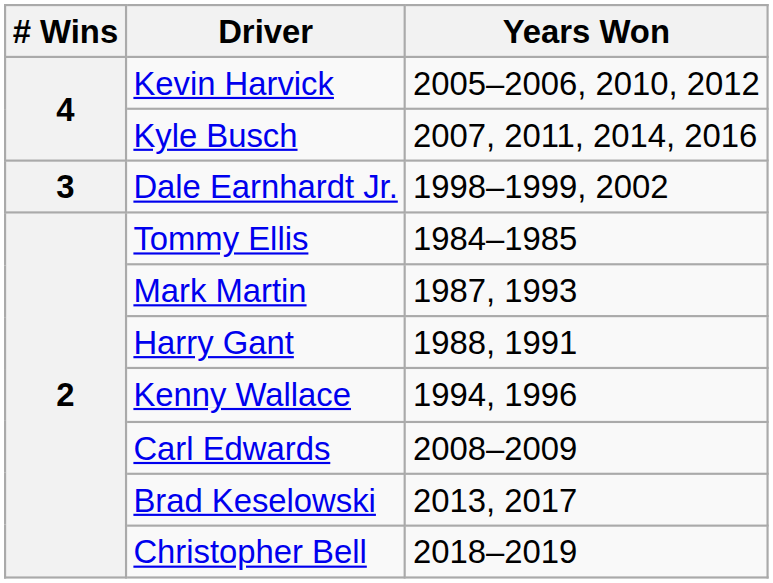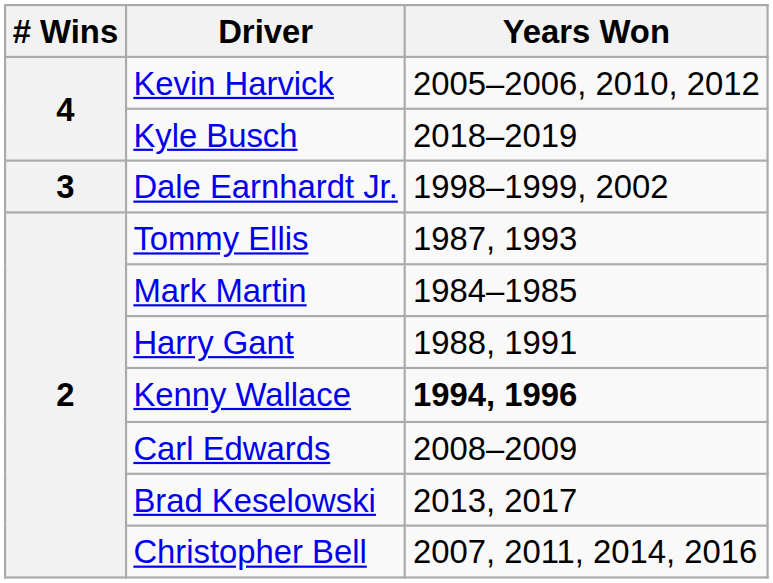(585, 135) 2007, 2011, 2014, 2016 -> (495, 135) 2018–2019
(495, 239) 1984–1985 -> (495, 239) 1987, 1993
(495, 291) 1987, 1993 -> (495, 291) 1984–1985
(495, 395) normal -> (495, 395) bold
(495, 551) 2018–2019 -> (585, 551) 2007, 2011, 2014, 2016
